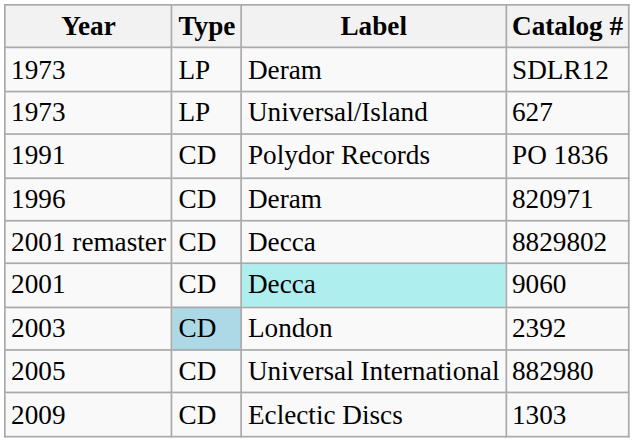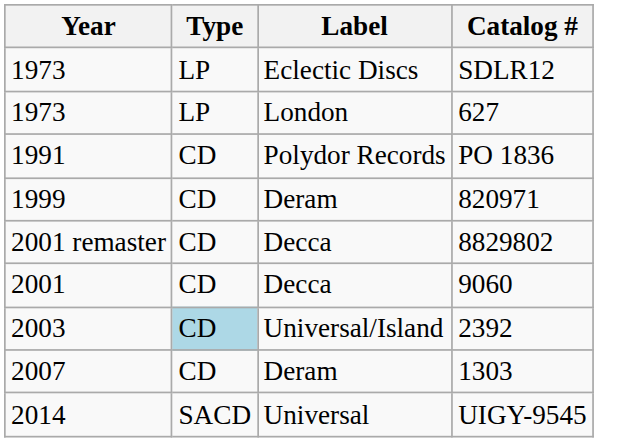(285, 69) Deram -> (341, 69) Eclectic Discs
(338, 112) Universal/Island -> (306, 112) London
(38, 198) 1996 -> (38, 198) 1999
(282, 284) paleturquoise background -> (298, 284) no background
(290, 328) London -> (353, 328) Universal/Island
- row: (553, 371)
(38, 414) 2009 -> (38, 371) 2007
(325, 414) Eclectic Discs -> (301, 371) Deram
+ row: (522, 414)
